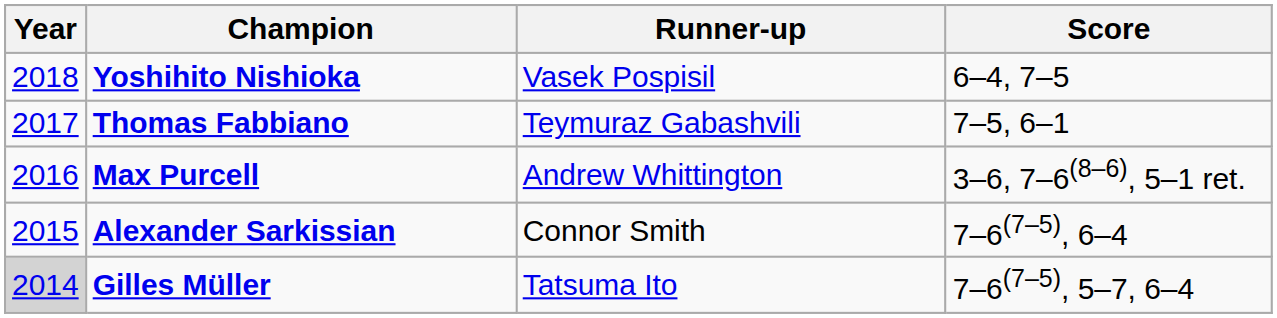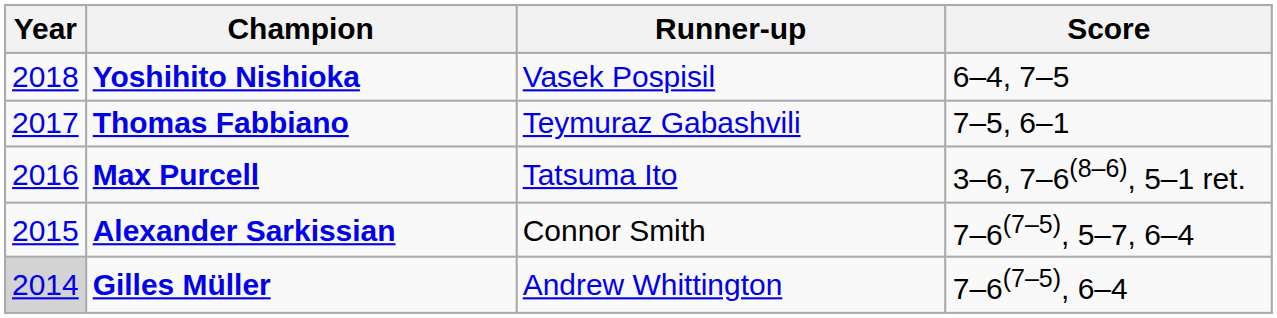(653, 175) Andrew Whittington -> (600, 175) Tatsuma Ito
(1040, 230) 7–6(7–5), 6–4 -> (1073, 230) 7–6(7–5), 5–7, 6–4
(600, 285) Tatsuma Ito -> (653, 285) Andrew Whittington
(1073, 285) 7–6(7–5), 5–7, 6–4 -> (1040, 285) 7–6(7–5), 6–4
